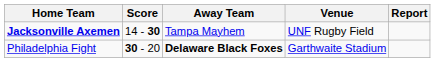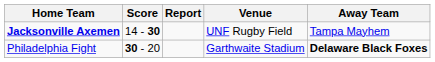columns swapped: (224, 13) <-> (409, 13)
